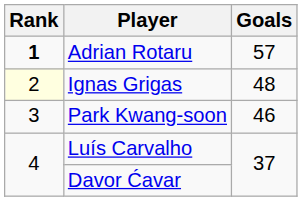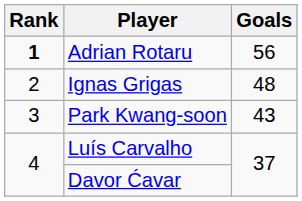(264, 52) 57 -> (264, 52) 56
(34, 84) lightyellow background -> (34, 84) no background
(264, 116) 46 -> (264, 116) 43
